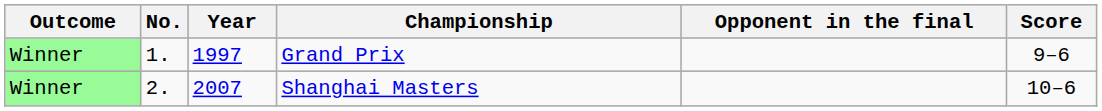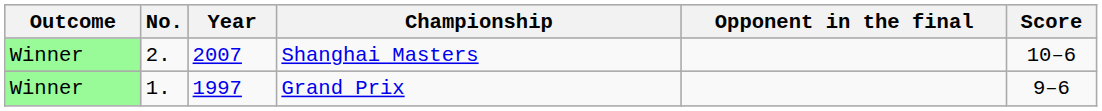rows swapped: (343, 55) <-> (380, 88)
